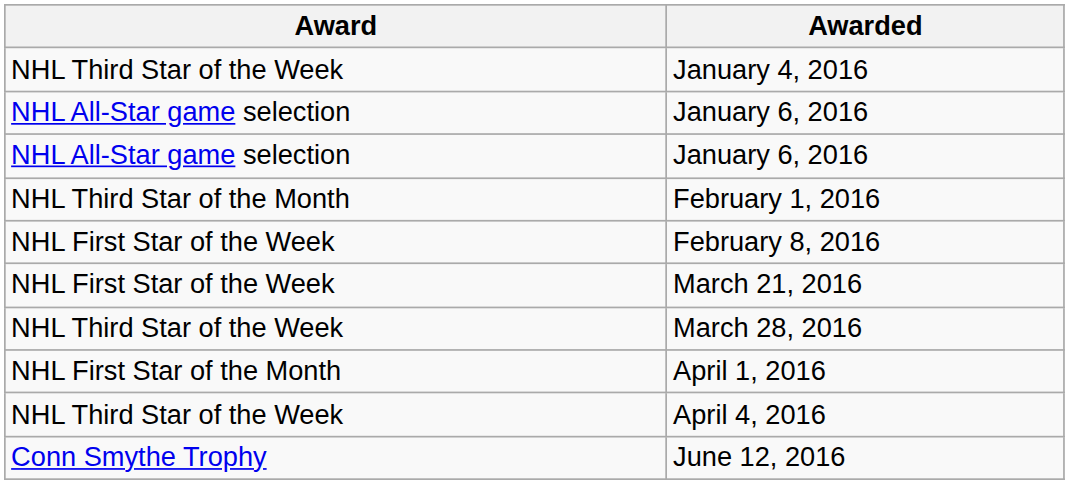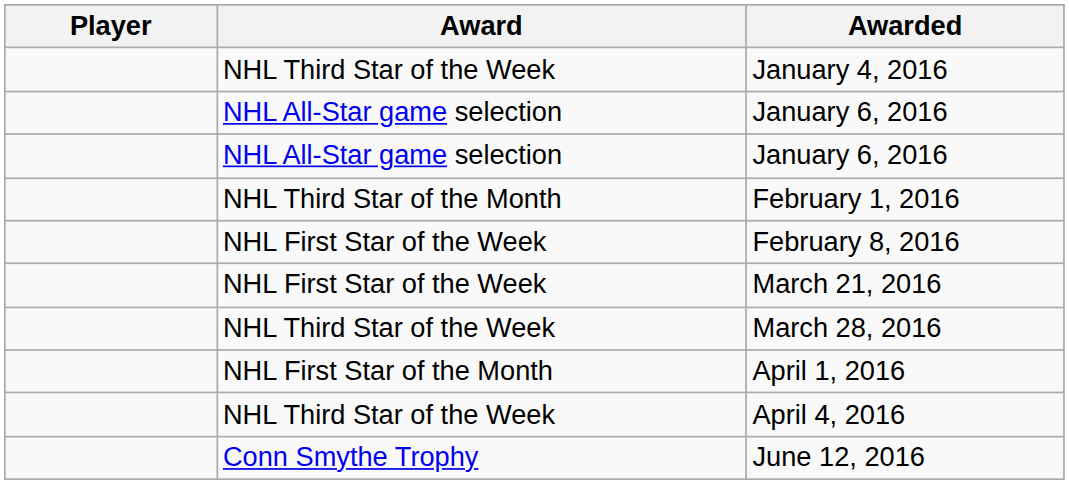+ column: (111, 26)
